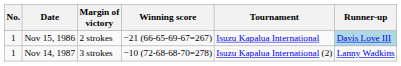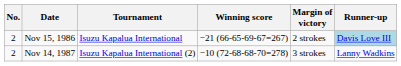columns swapped: (274, 17) <-> (99, 17)
(13, 38) 1 -> (13, 38) 2
(13, 53) 1 -> (13, 53) 2
